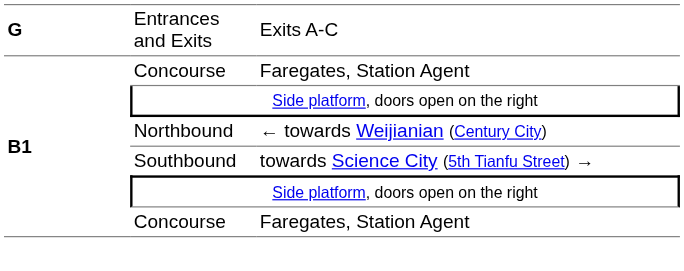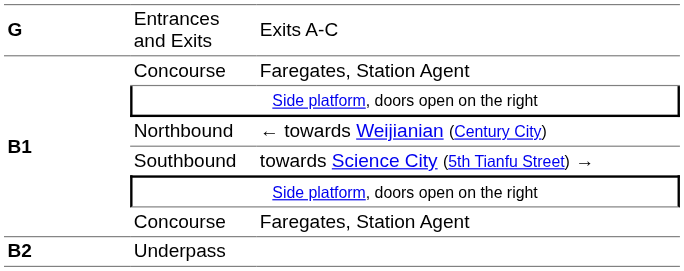+ row: (180, 251)
